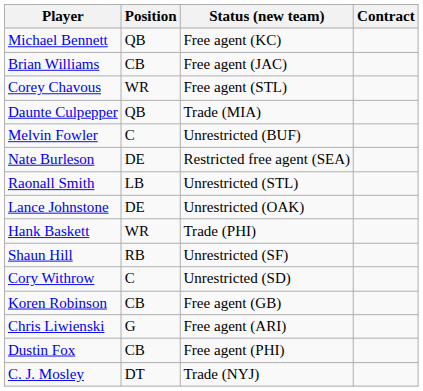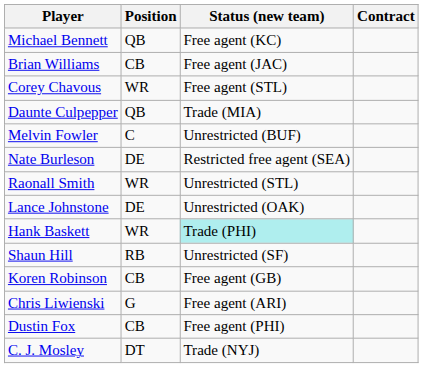(134, 183) LB -> (137, 183) WR
(220, 231) no background -> (220, 231) paleturquoise background
- row: (51, 278)
